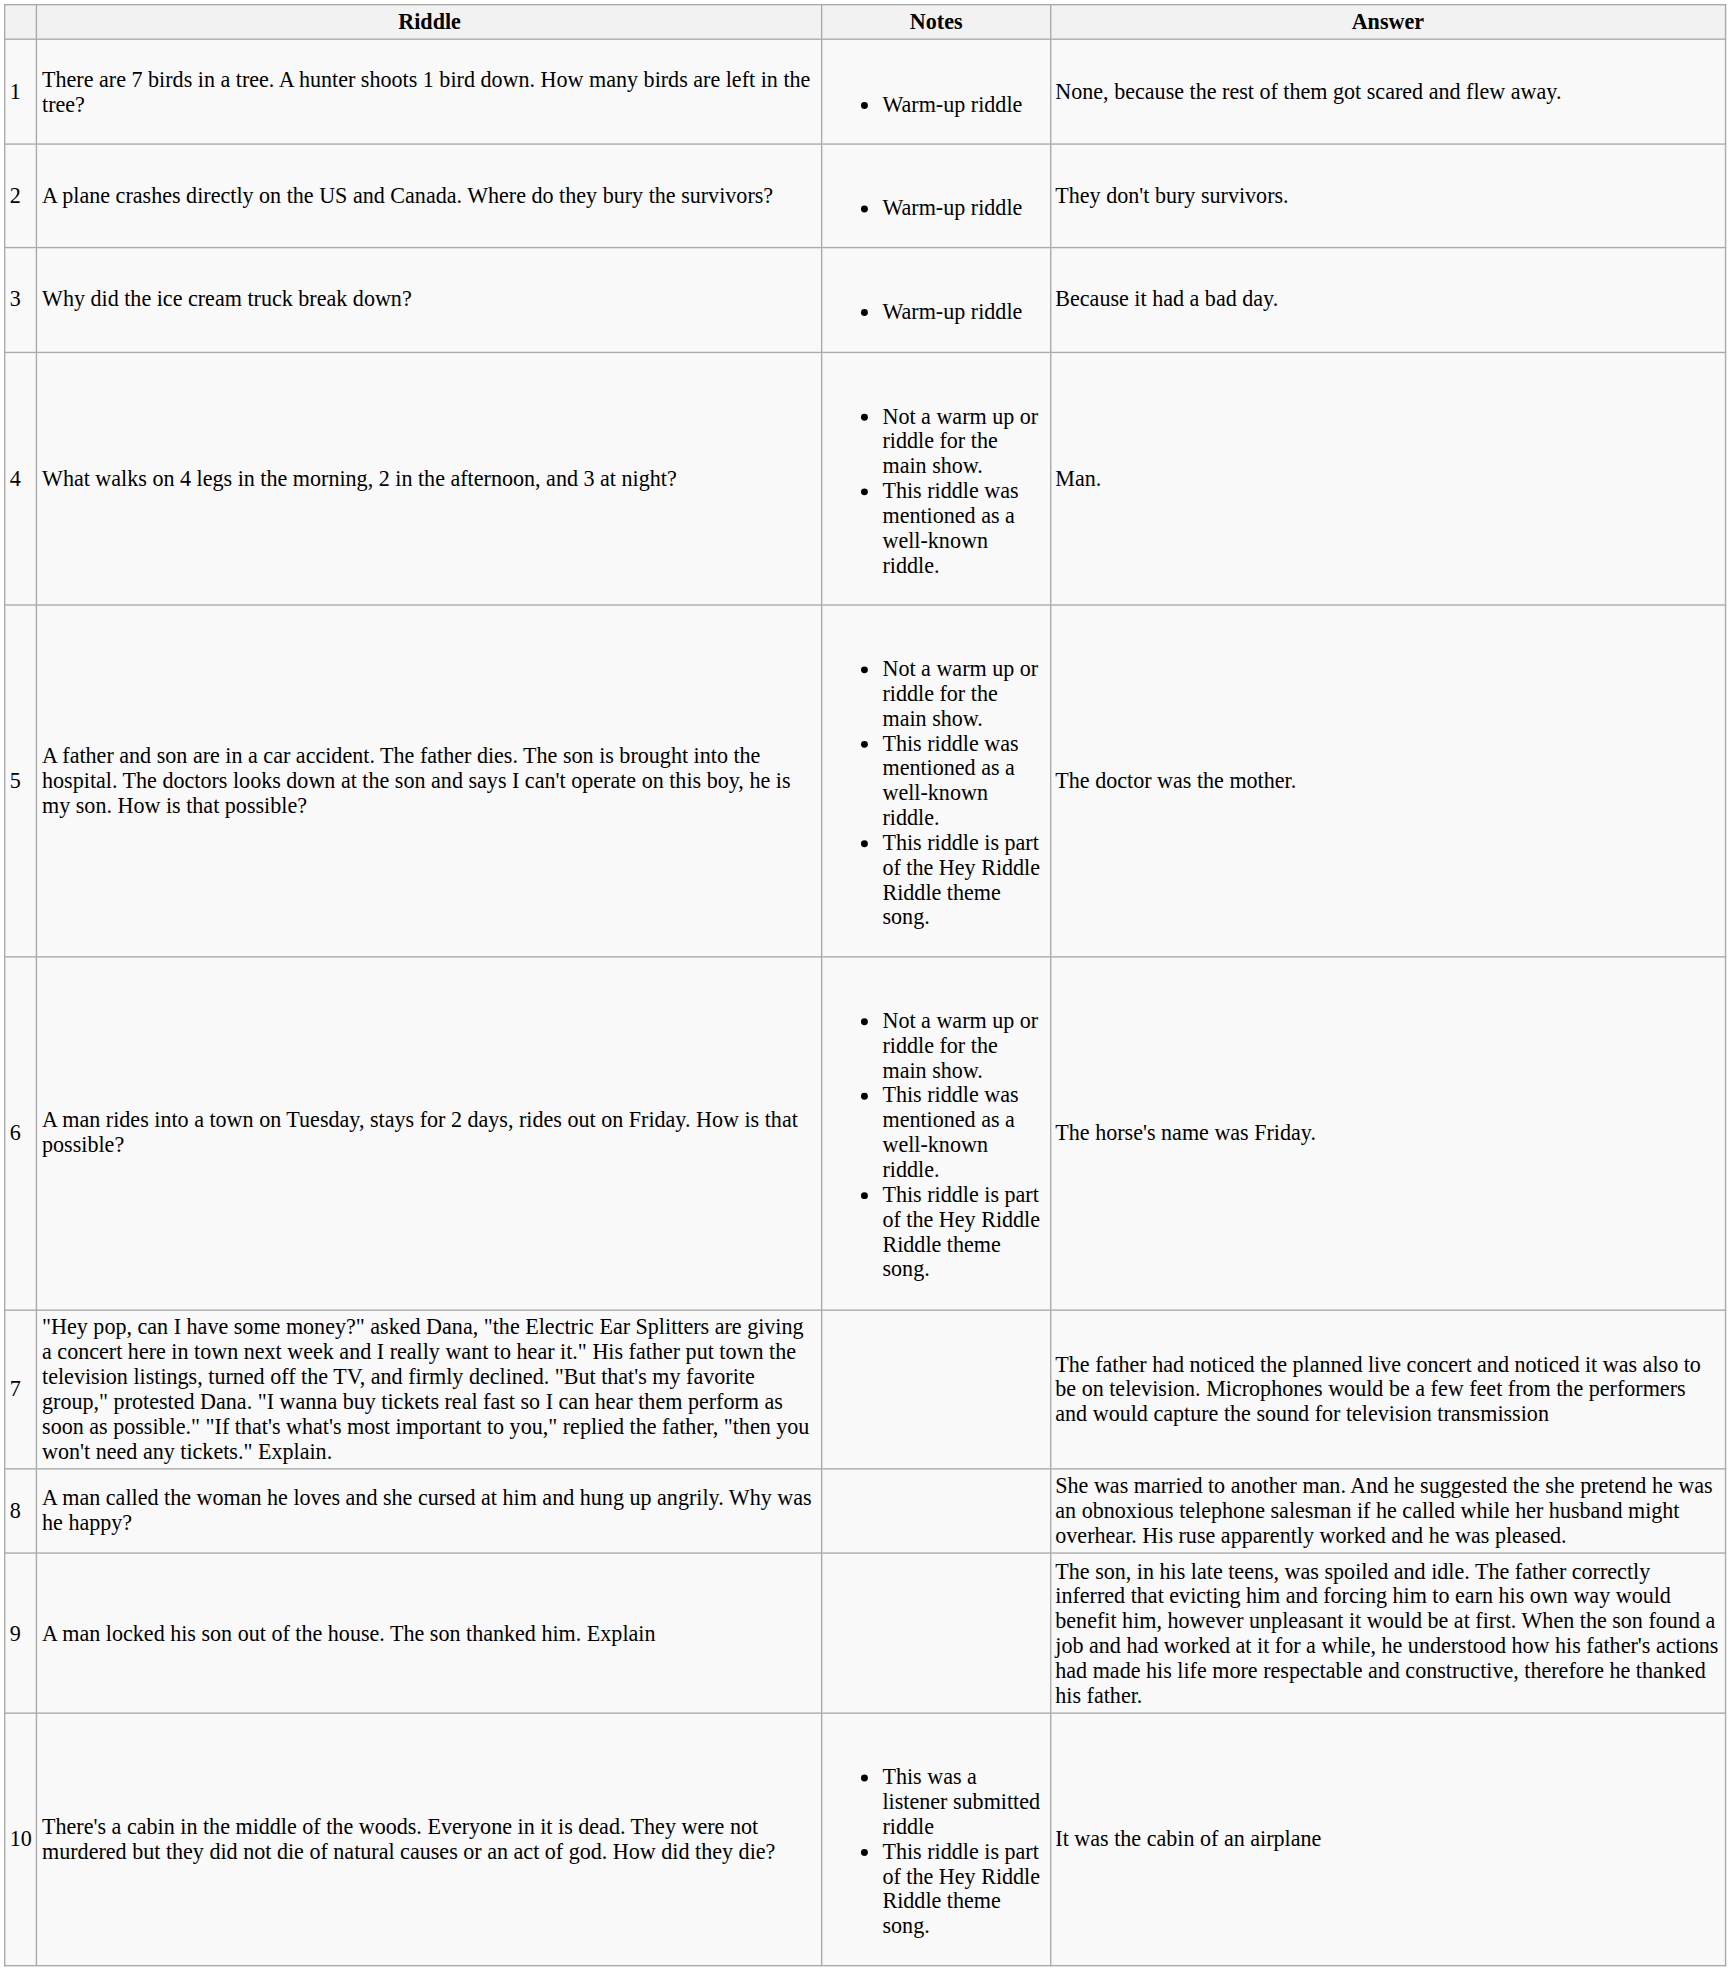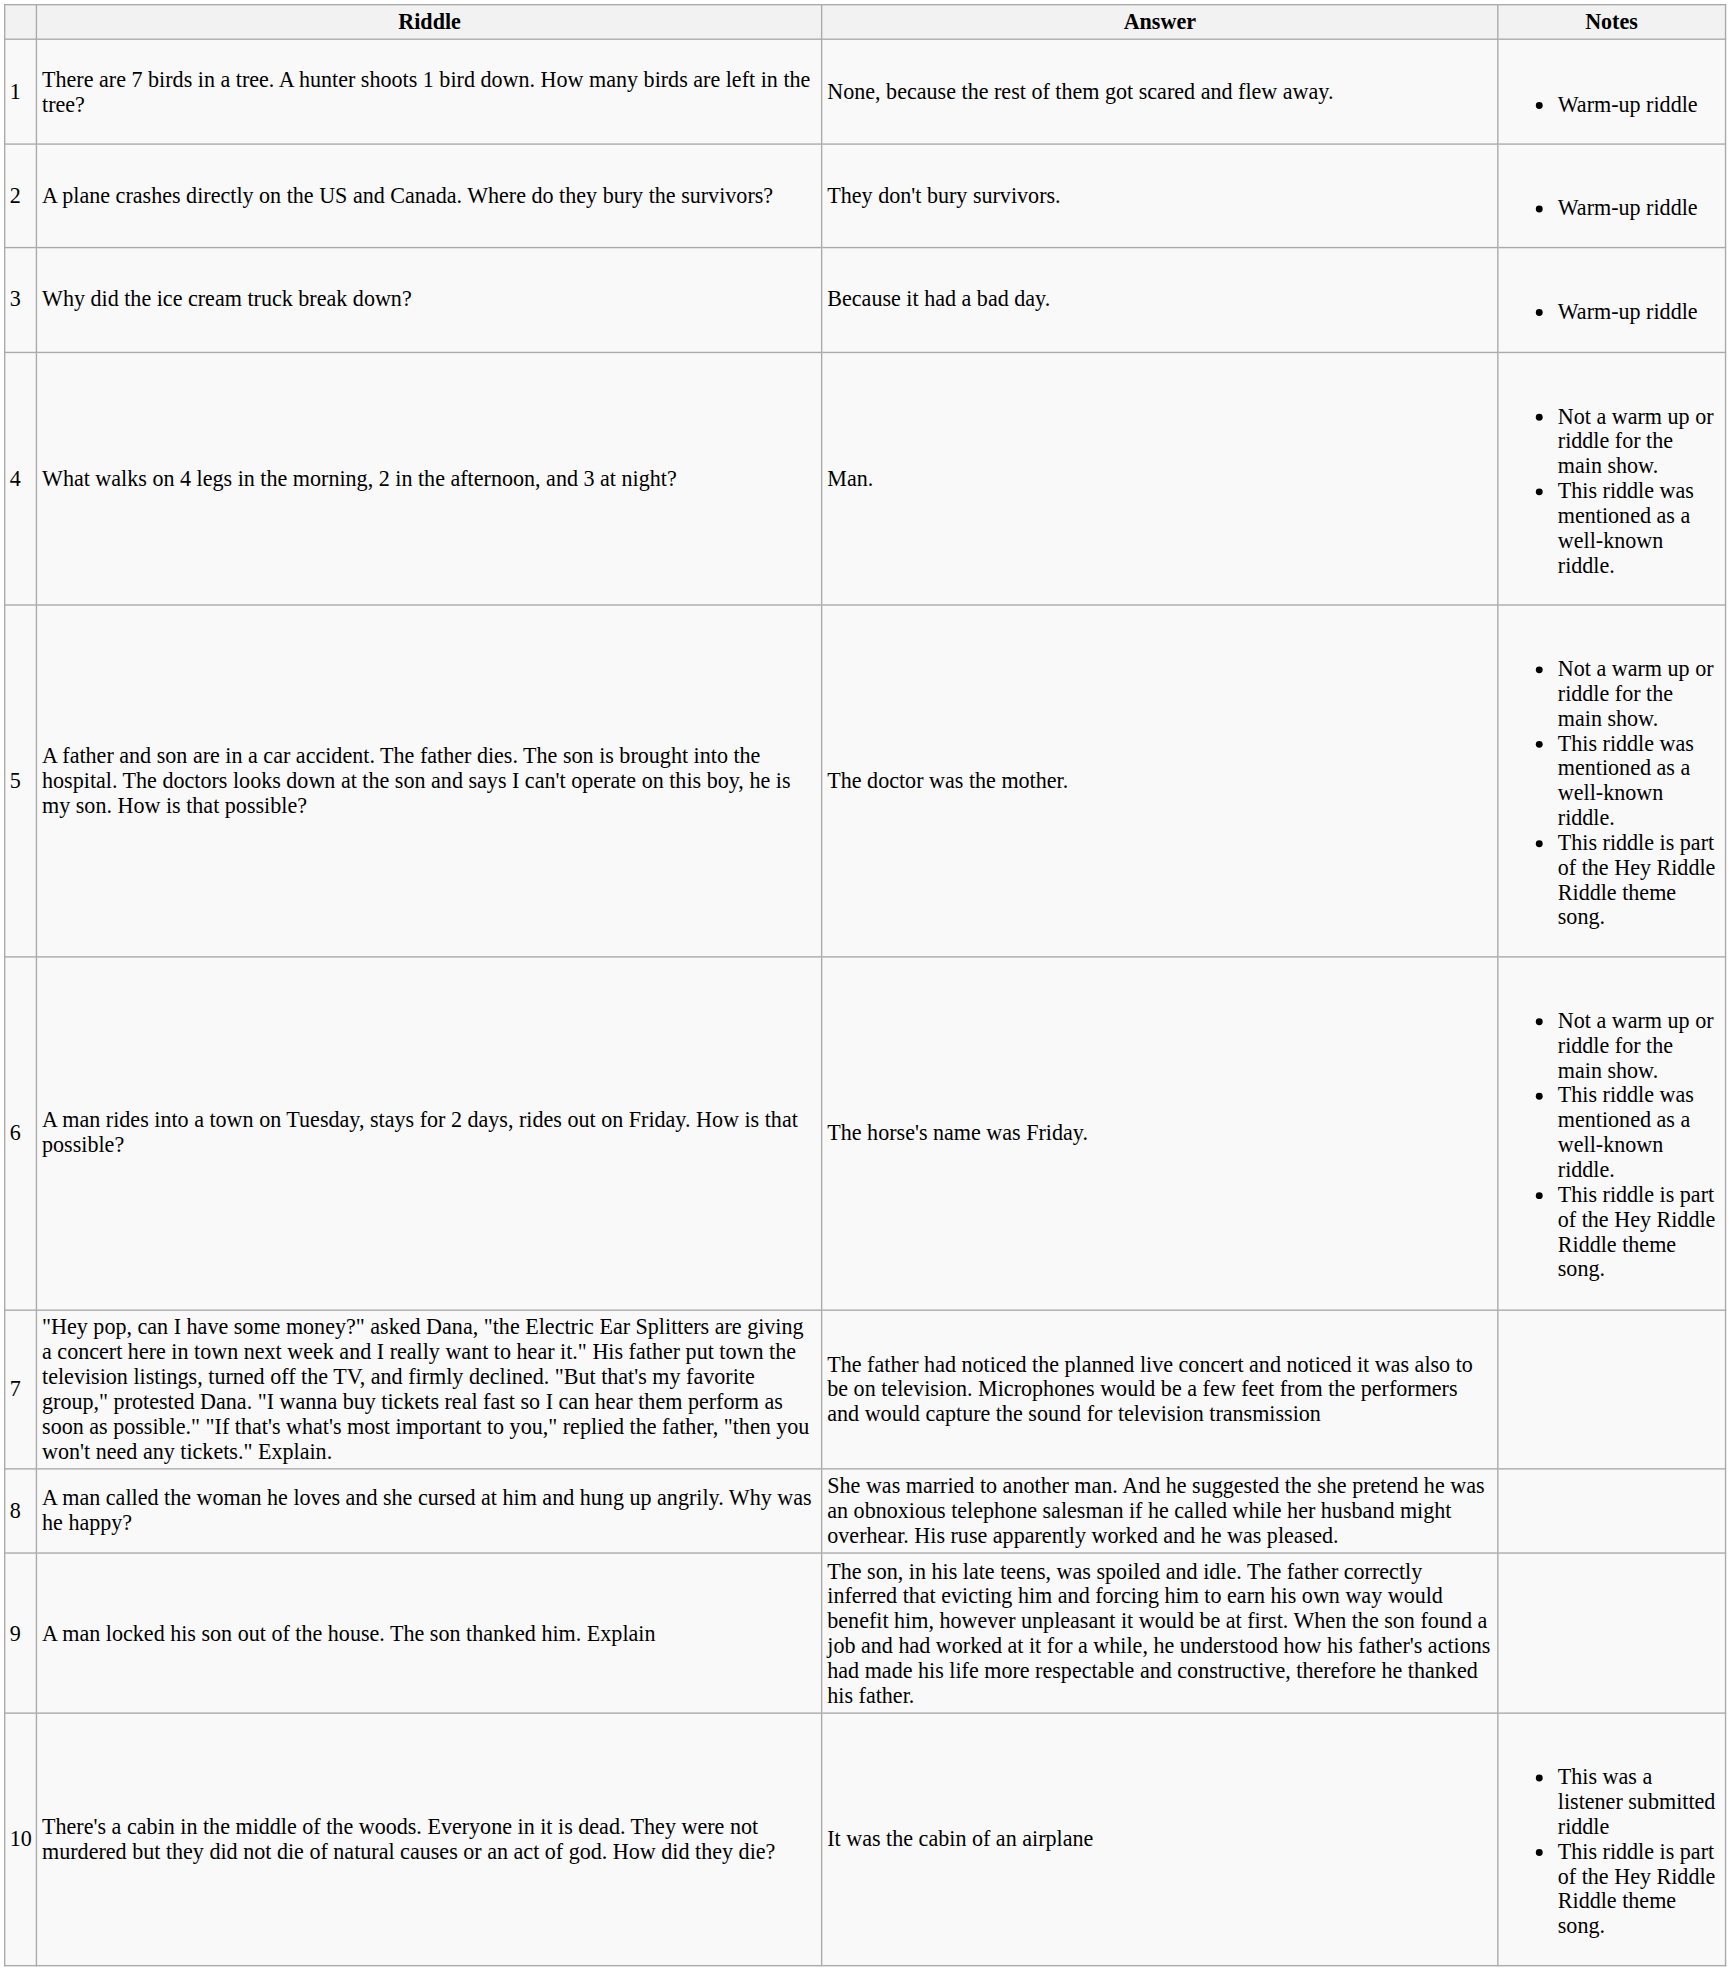columns swapped: (1388, 22) <-> (936, 22)
